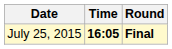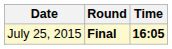columns swapped: (103, 14) <-> (145, 14)
